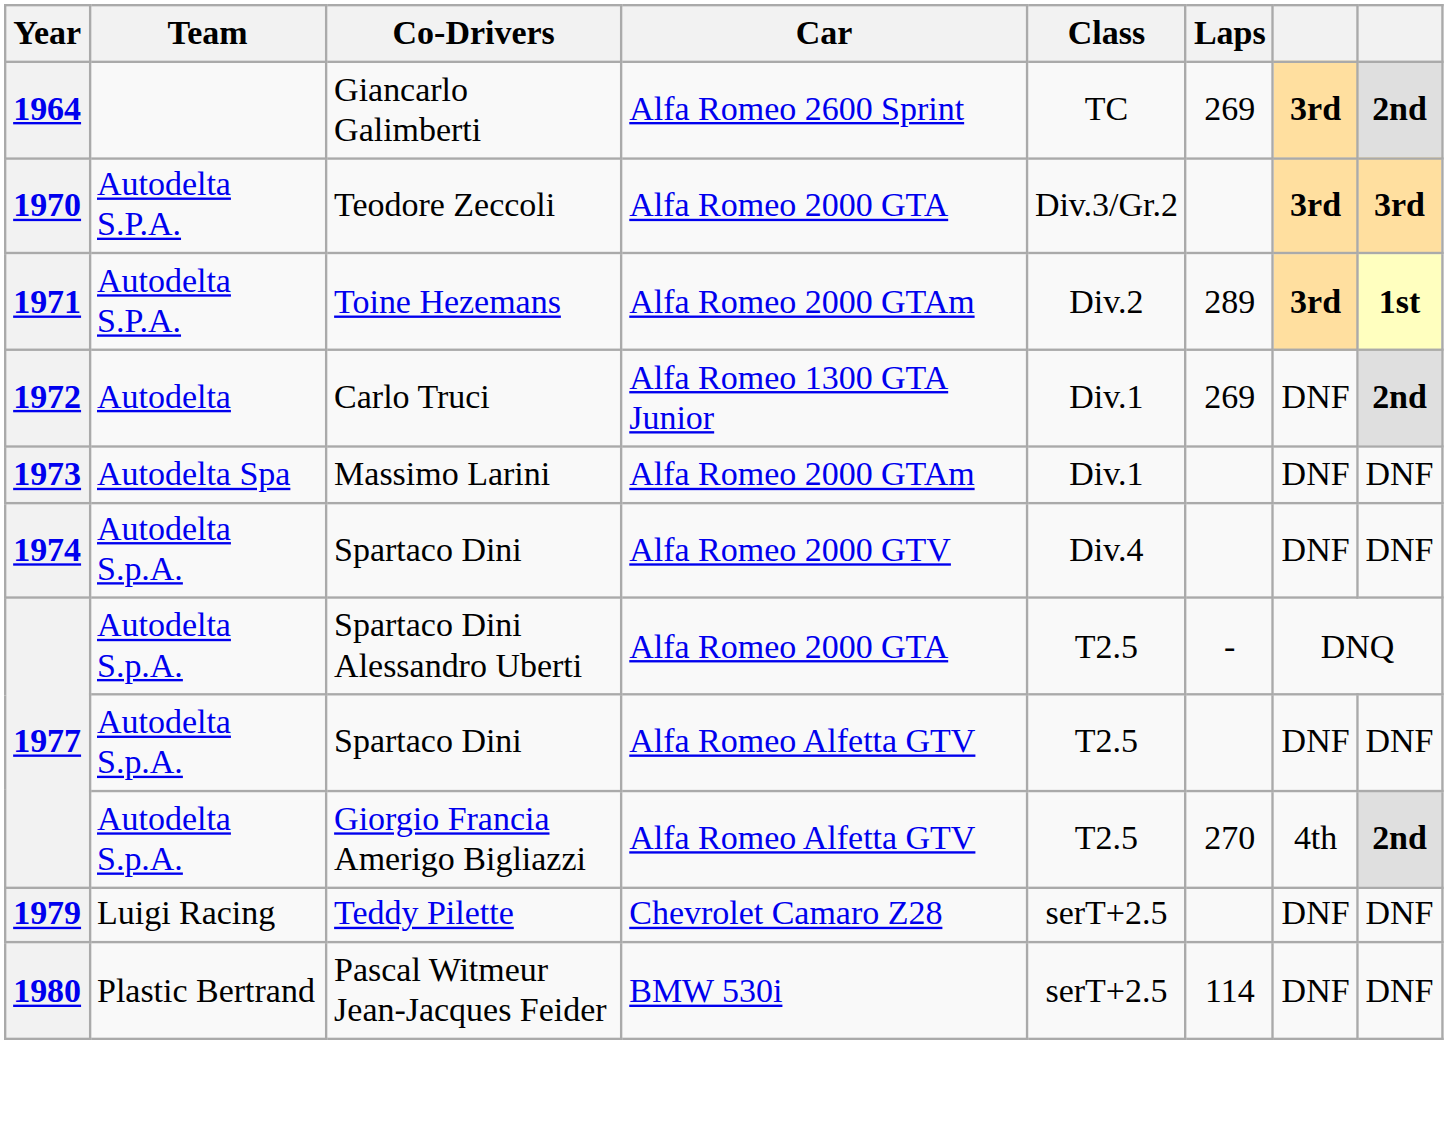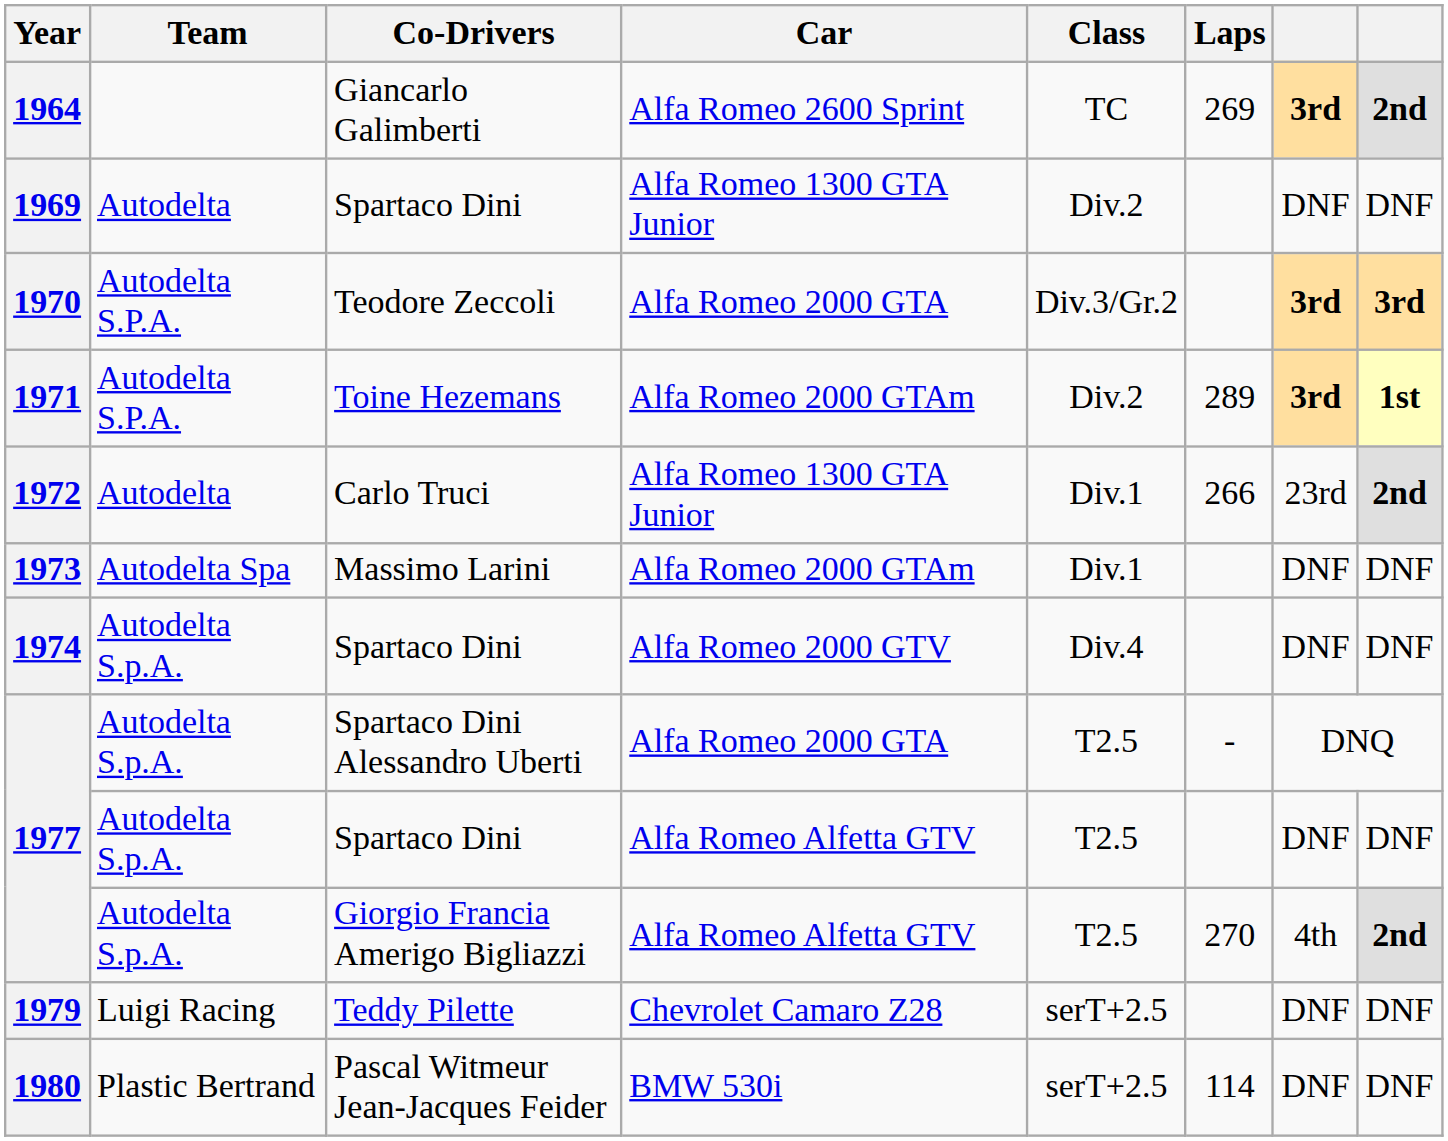+ row: (47, 205)
(1230, 397) 269 -> (1230, 493) 266
(1316, 397) DNF -> (1316, 493) 23rd
